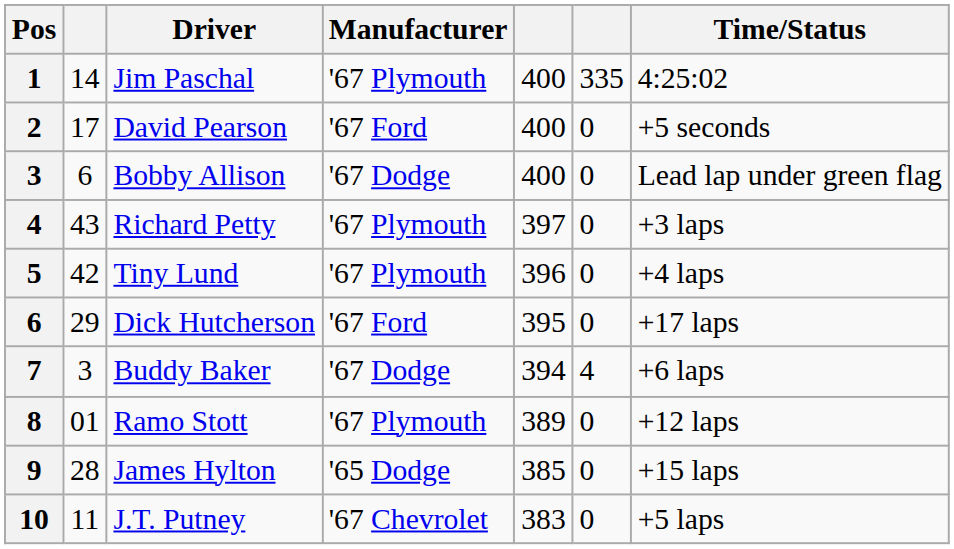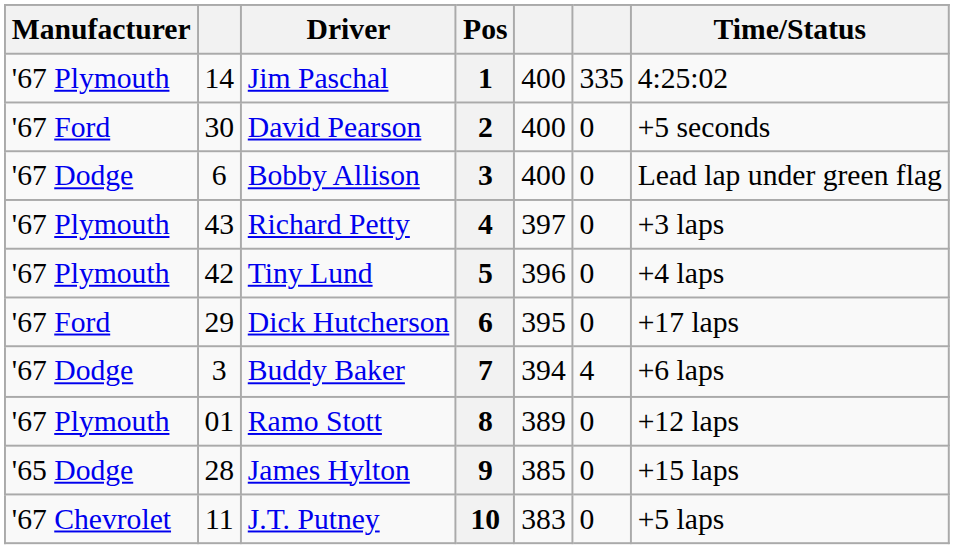columns swapped: (34, 29) <-> (418, 29)
(85, 126) 17 -> (219, 126) 30
